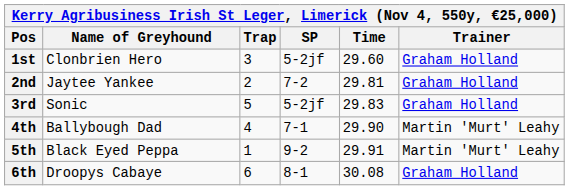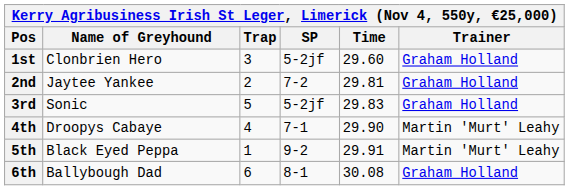(104, 128) Ballybough Dad -> (104, 128) Droopys Cabaye
(104, 173) Droopys Cabaye -> (104, 173) Ballybough Dad
